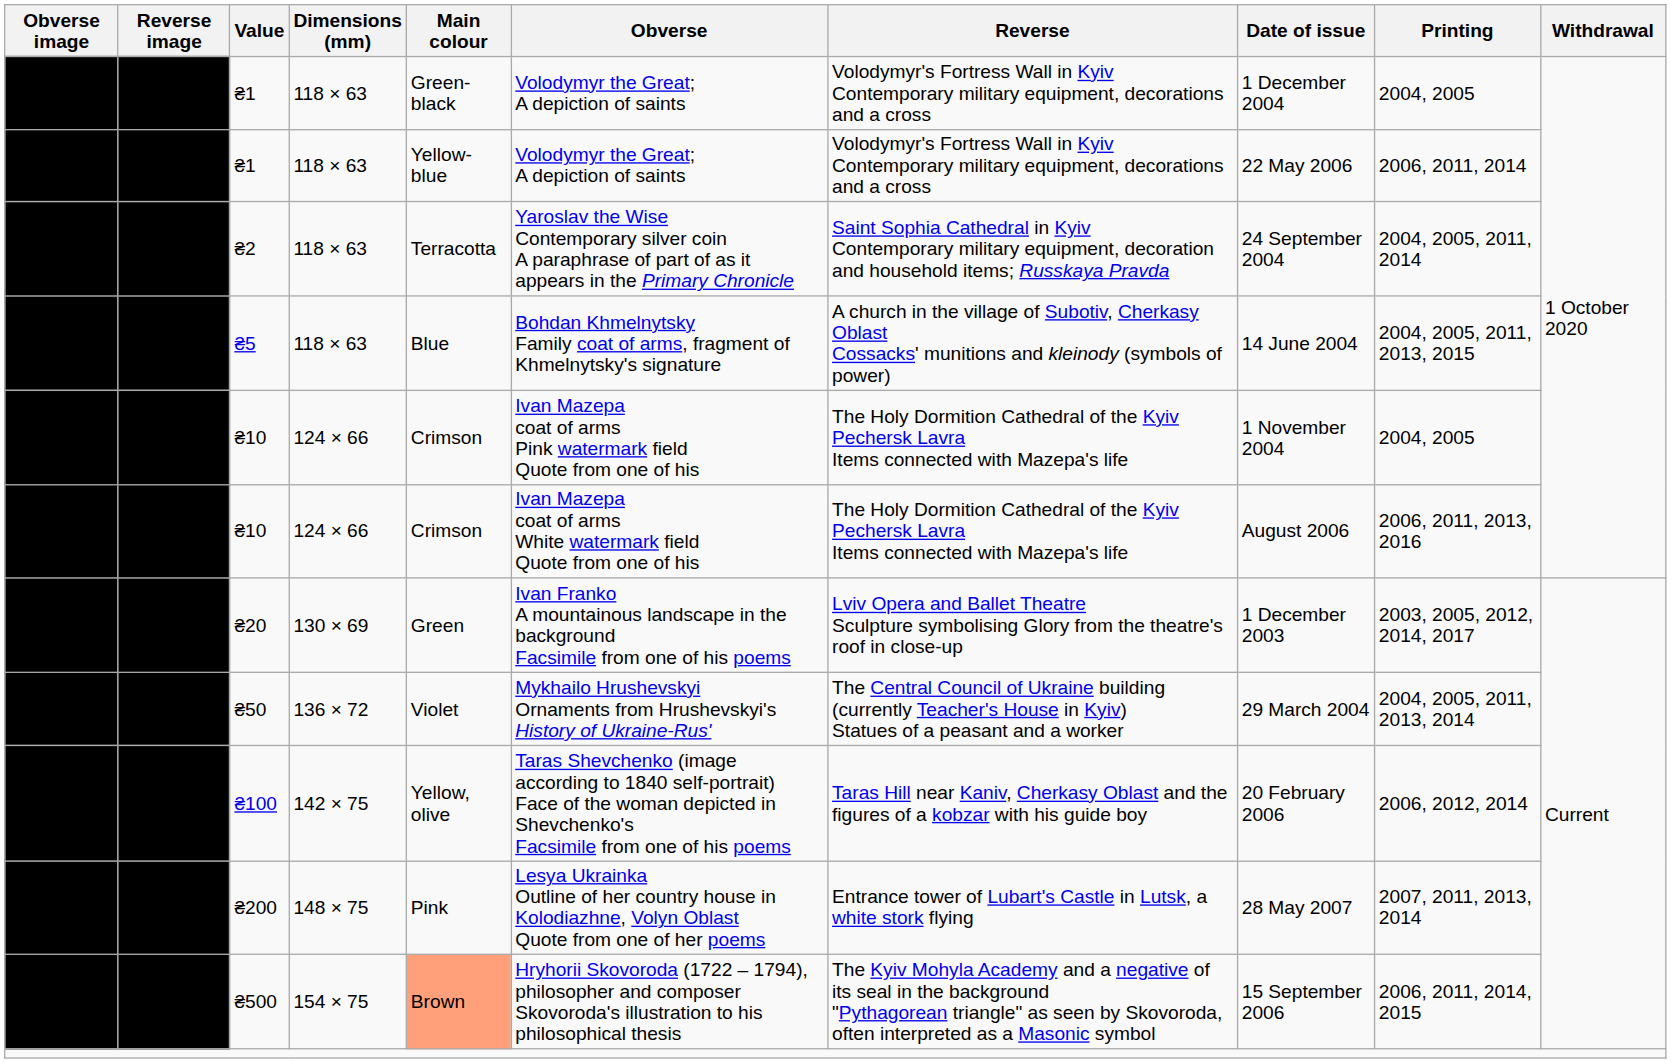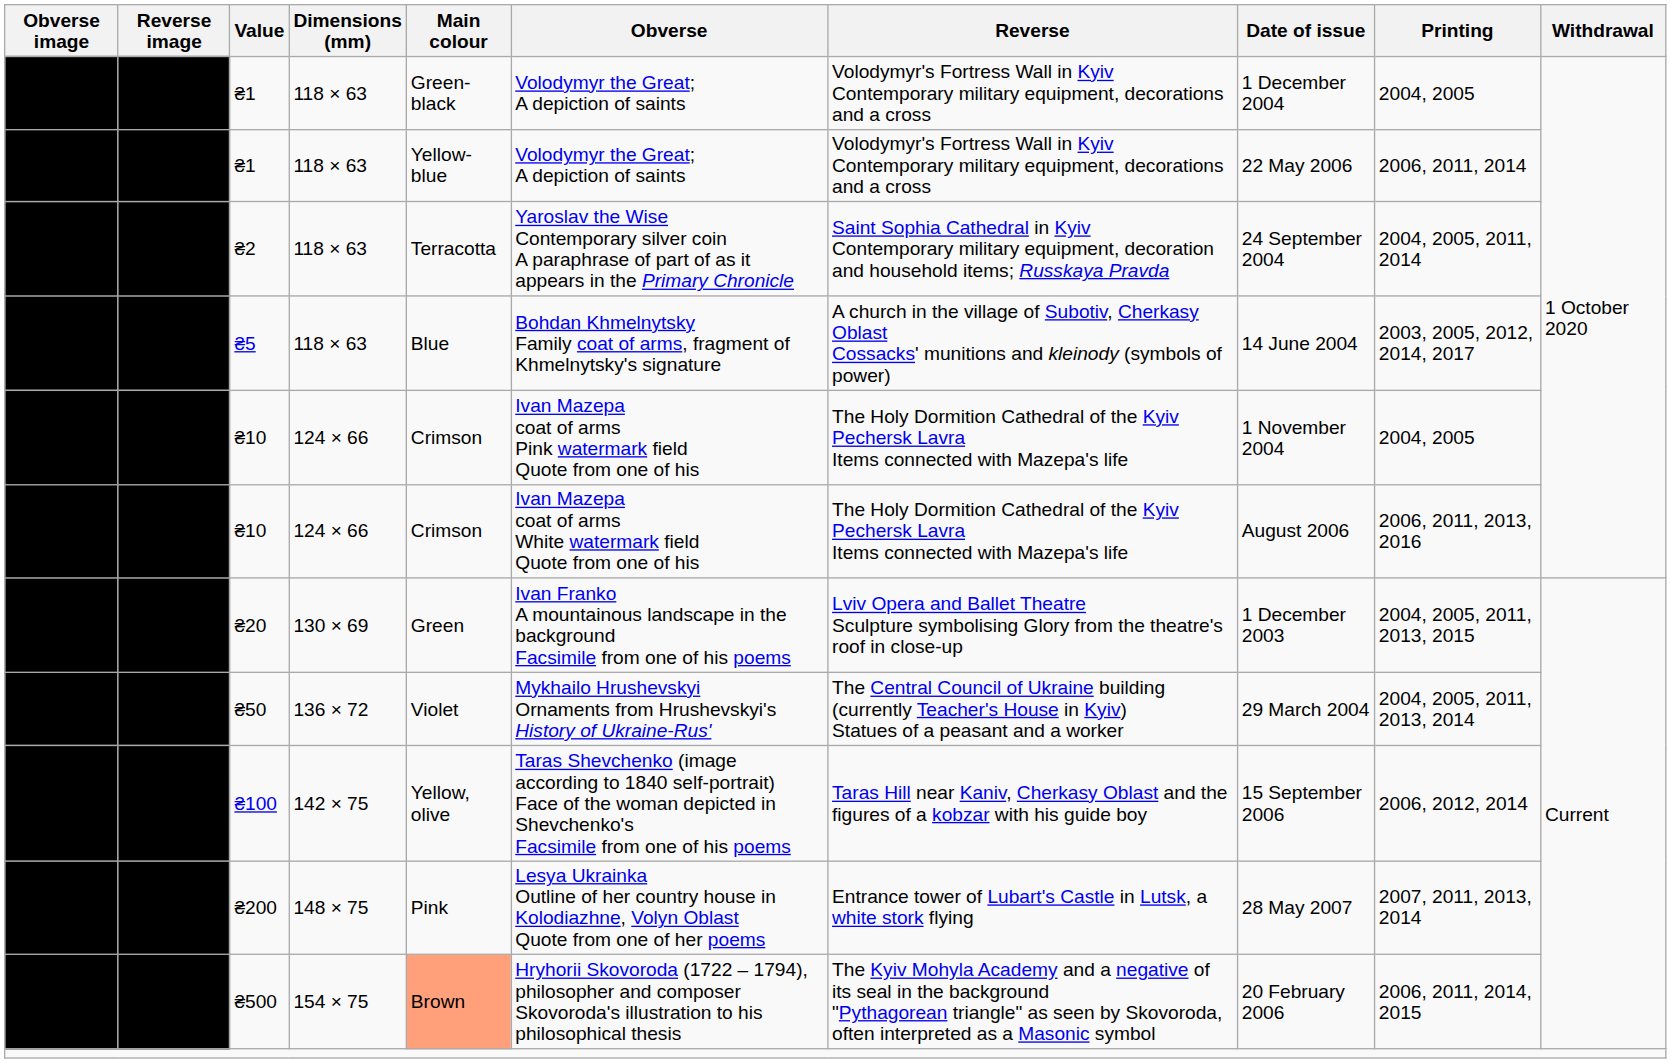(1455, 343) 2004, 2005, 2011, 2013, 2015 -> (1456, 343) 2003, 2005, 2012, 2014, 2017
(1456, 626) 2003, 2005, 2012, 2014, 2017 -> (1455, 626) 2004, 2005, 2011, 2013, 2015
(1293, 803) 20 February 2006 -> (1302, 803) 15 September 2006
(1302, 1002) 15 September 2006 -> (1293, 1002) 20 February 2006
